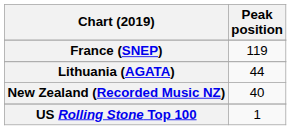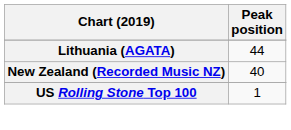- row: (116, 51)
